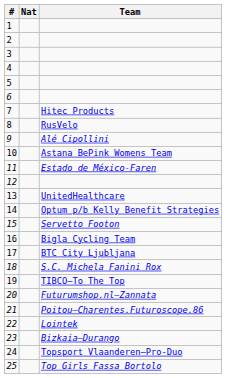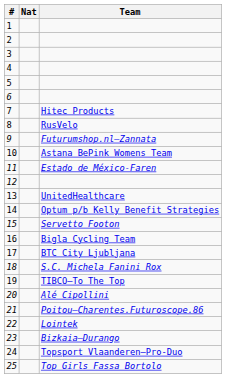(75, 139) Alé Cipollini -> (99, 139) Futurumshop.nl–Zannata
(99, 295) Futurumshop.nl–Zannata -> (75, 295) Alé Cipollini
